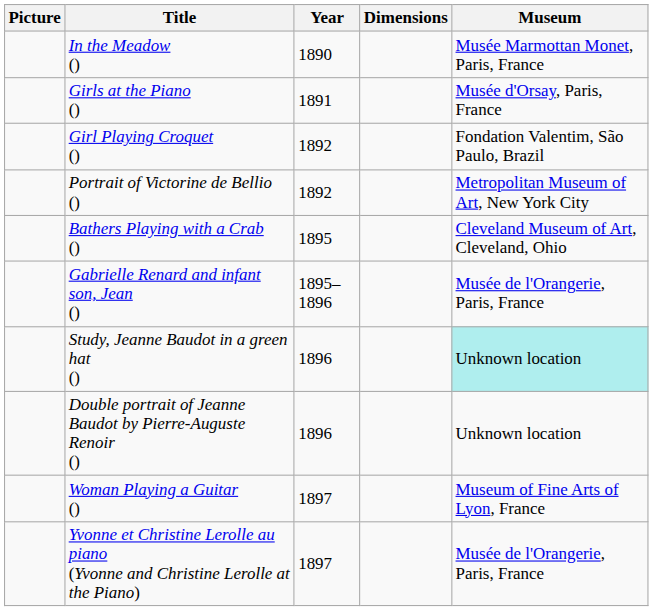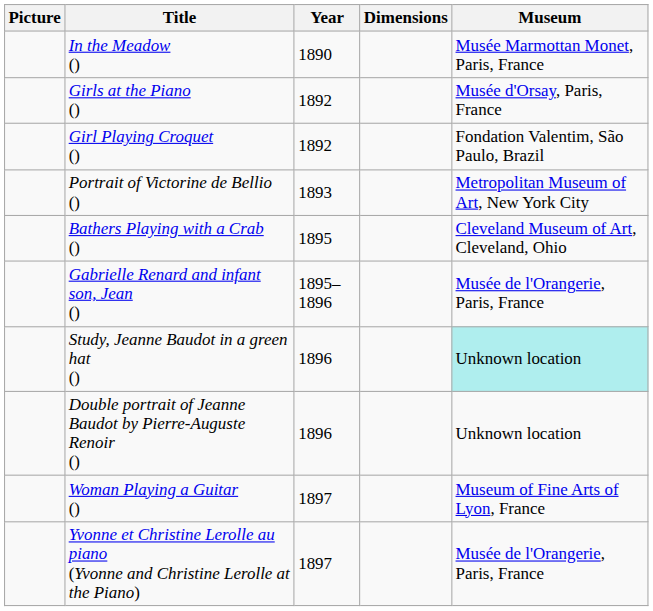(315, 100) 1891 -> (315, 100) 1892
(315, 192) 1892 -> (315, 192) 1893
